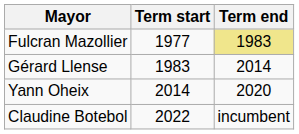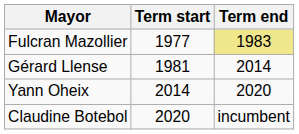(173, 66) 1983 -> (173, 66) 1981
(173, 116) 2022 -> (173, 116) 2020
